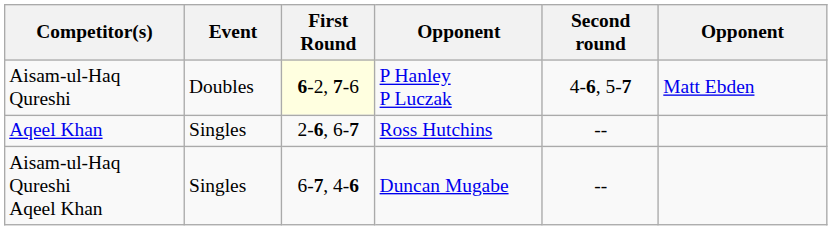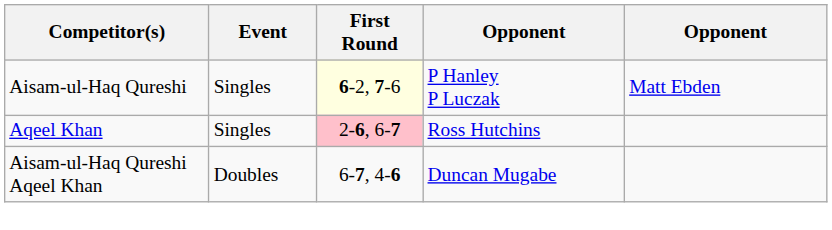- column: (601, 32)
(221, 87) Doubles -> (242, 87) Singles
(328, 130) no background -> (370, 130) pink background
(218, 185) Singles -> (246, 174) Doubles
